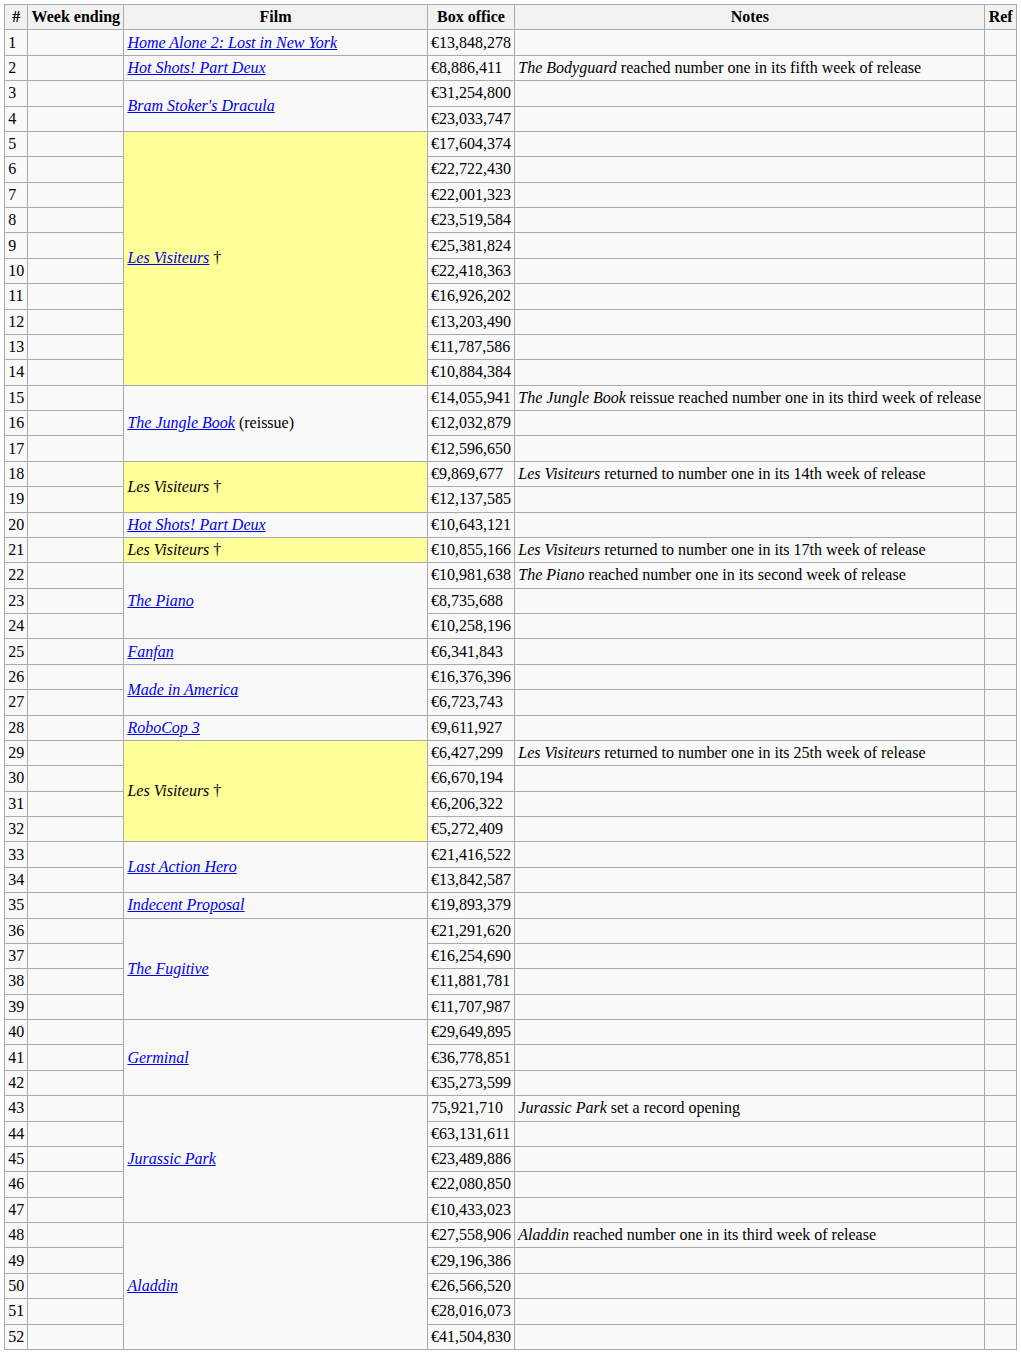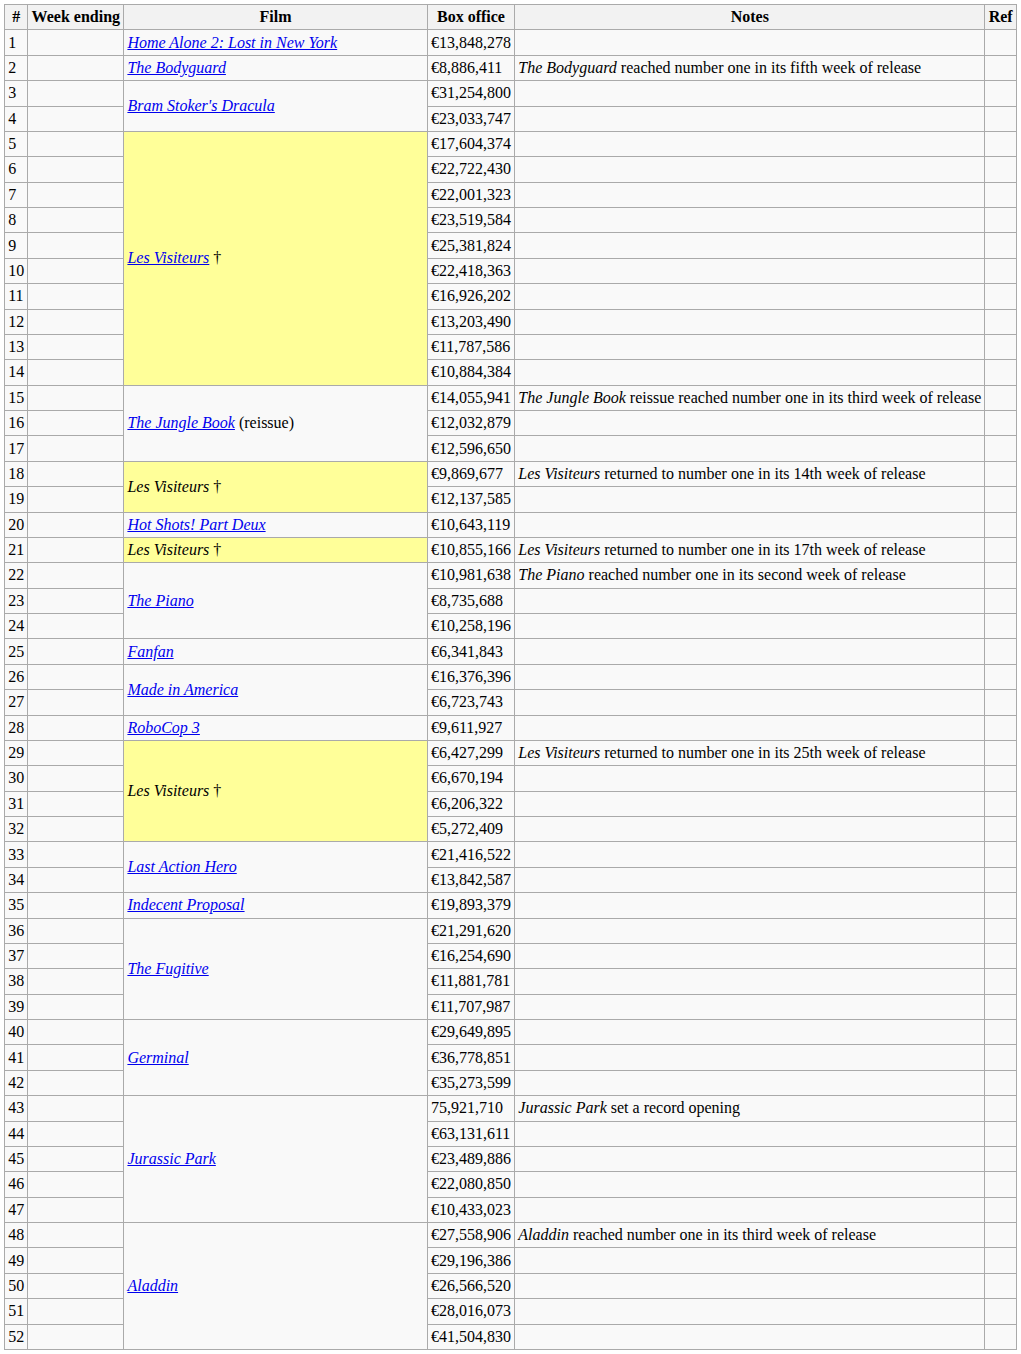(197, 67) Hot Shots! Part Deux -> (177, 67) The Bodyguard
(471, 524) €10,643,121 -> (471, 524) €10,643,119
